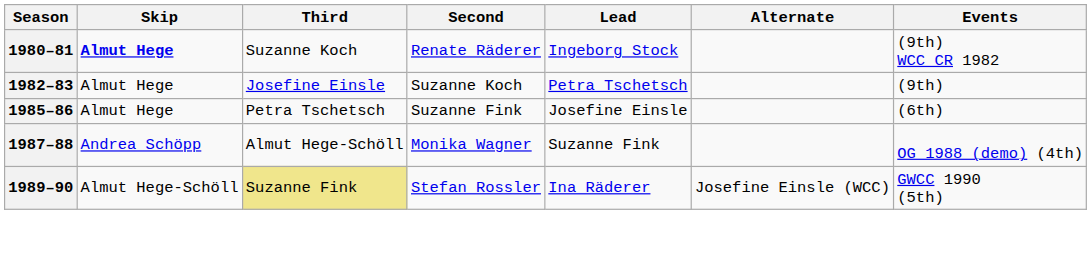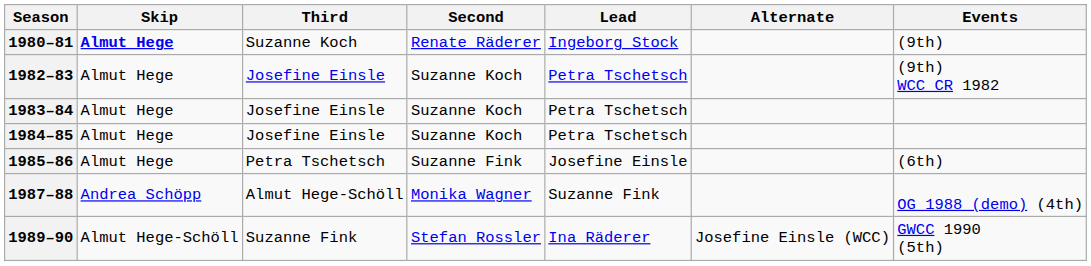(948, 51) (9th) WCC CR 1982 -> (920, 42) (9th)
(920, 85) (9th) -> (948, 77) (9th) WCC CR 1982
+ row: (41, 111)
+ row: (41, 136)
(302, 188) khaki background -> (302, 238) no background
